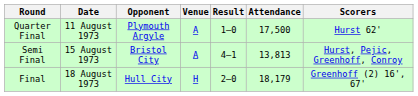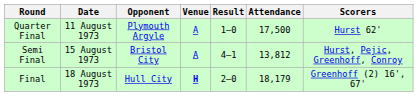(275, 55) 13,813 -> (275, 55) 13,812
(196, 79) normal -> (196, 79) bold
